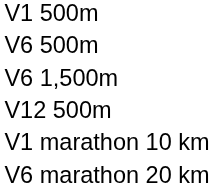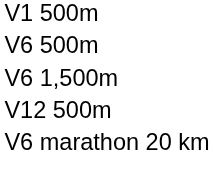- row: (107, 142)
